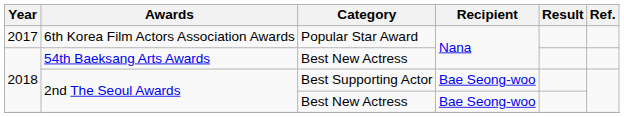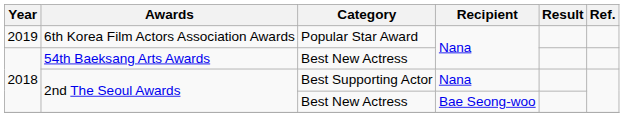(23, 36) 2017 -> (23, 36) 2019
(487, 79) Bae Seong-woo -> (455, 79) Nana
